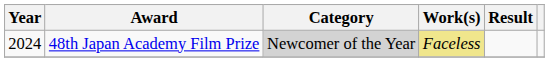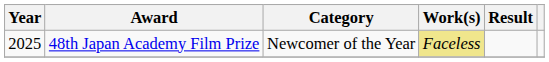(25, 43) 2024 -> (25, 43) 2025
(341, 43) lightgrey background -> (341, 43) no background
